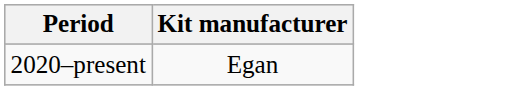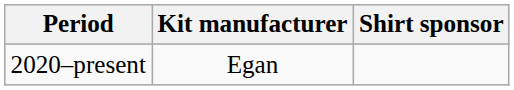+ column: (431, 24)
